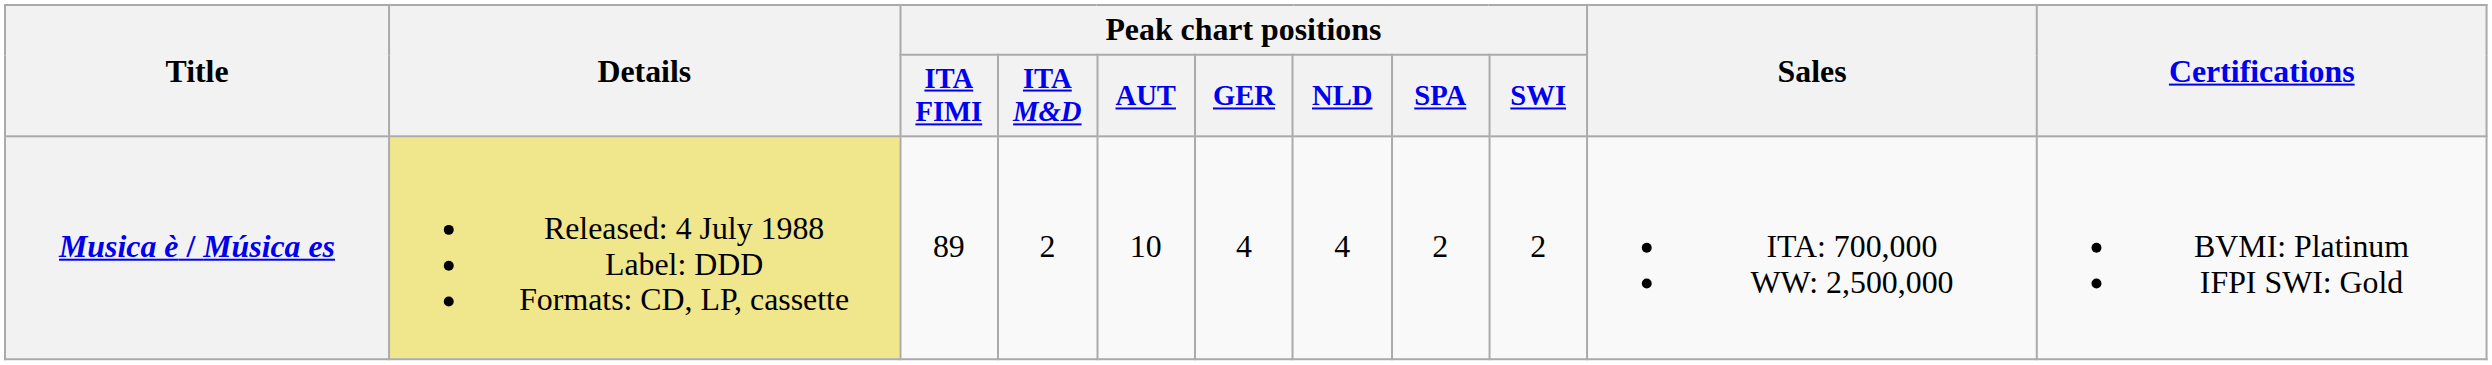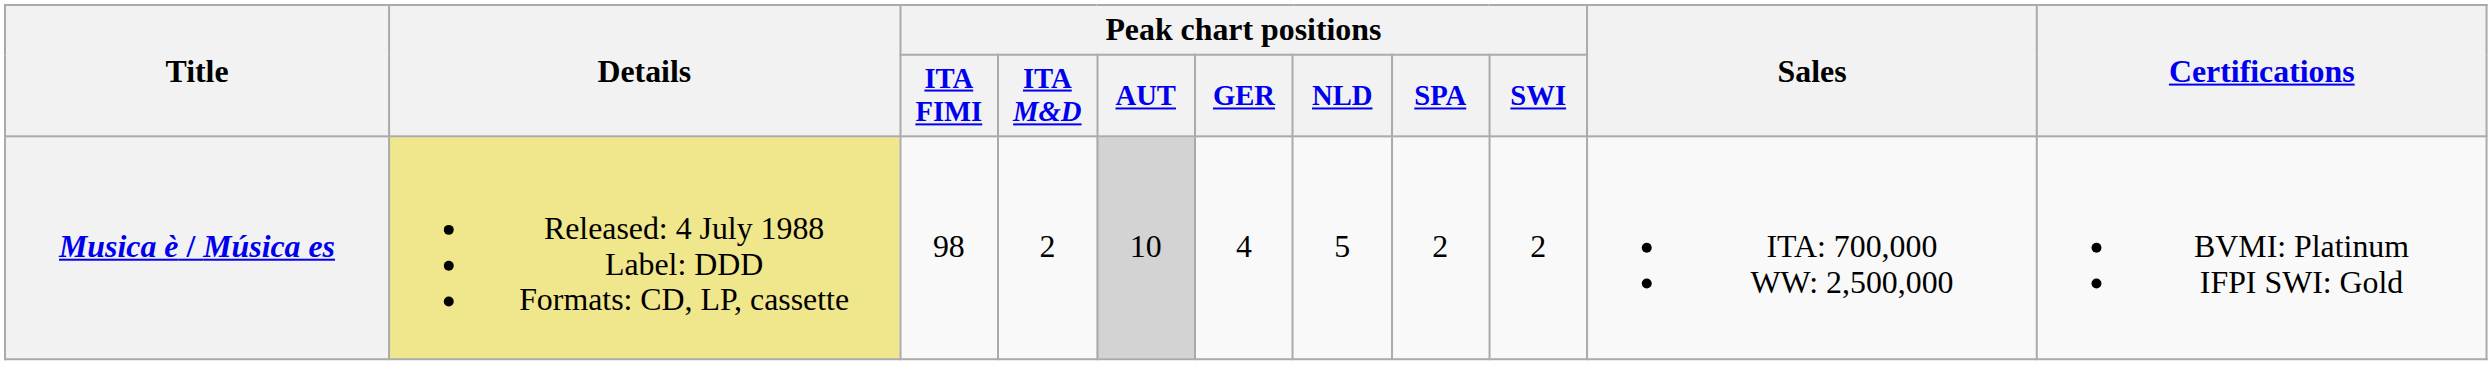(949, 246) 89 -> (949, 246) 98
(1146, 246) no background -> (1146, 246) lightgrey background
(1342, 246) 4 -> (1342, 246) 5
